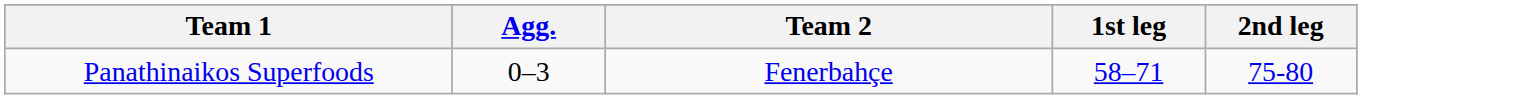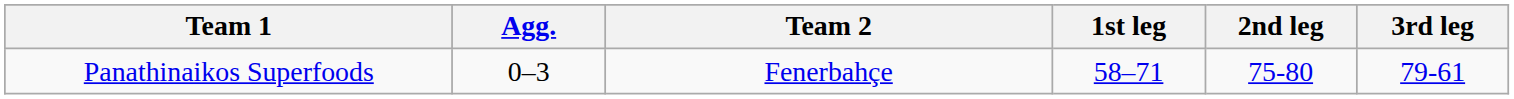+ column: (1433, 26)
